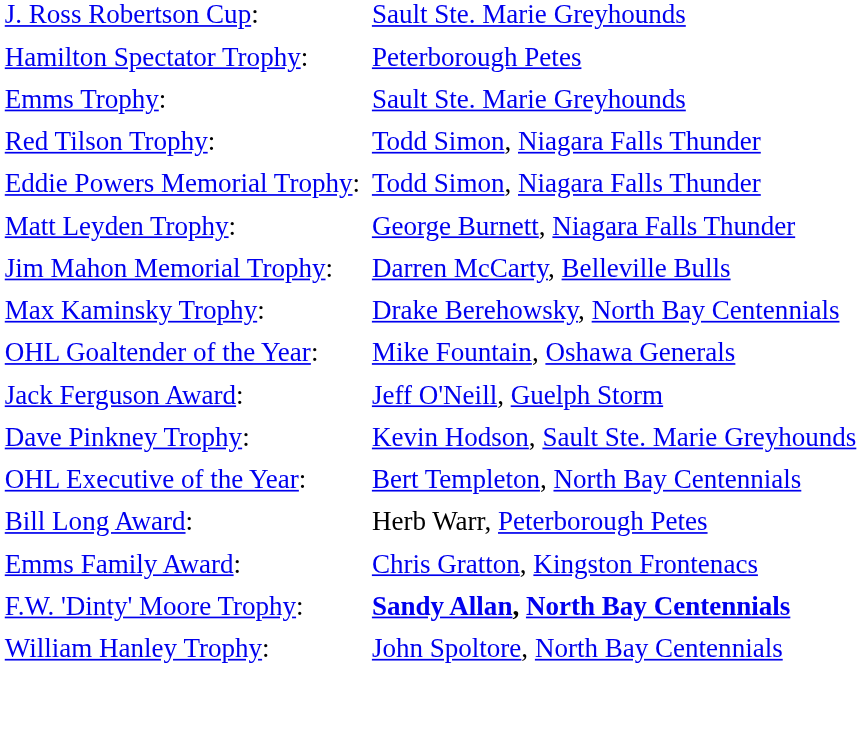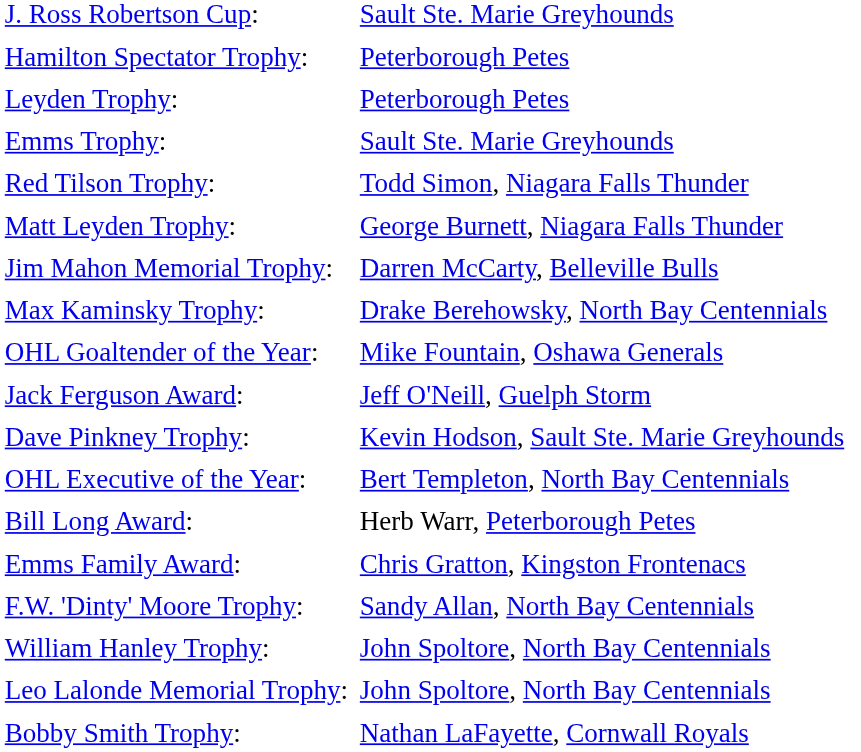+ row: (92, 99)
- row: (182, 183)
(581, 606) bold -> (557, 606) normal
+ row: (176, 690)
+ row: (123, 732)
